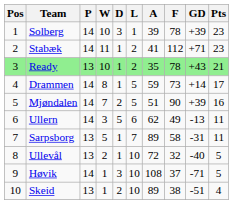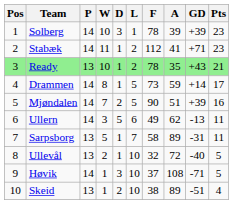columns swapped: (175, 13) <-> (153, 13)
